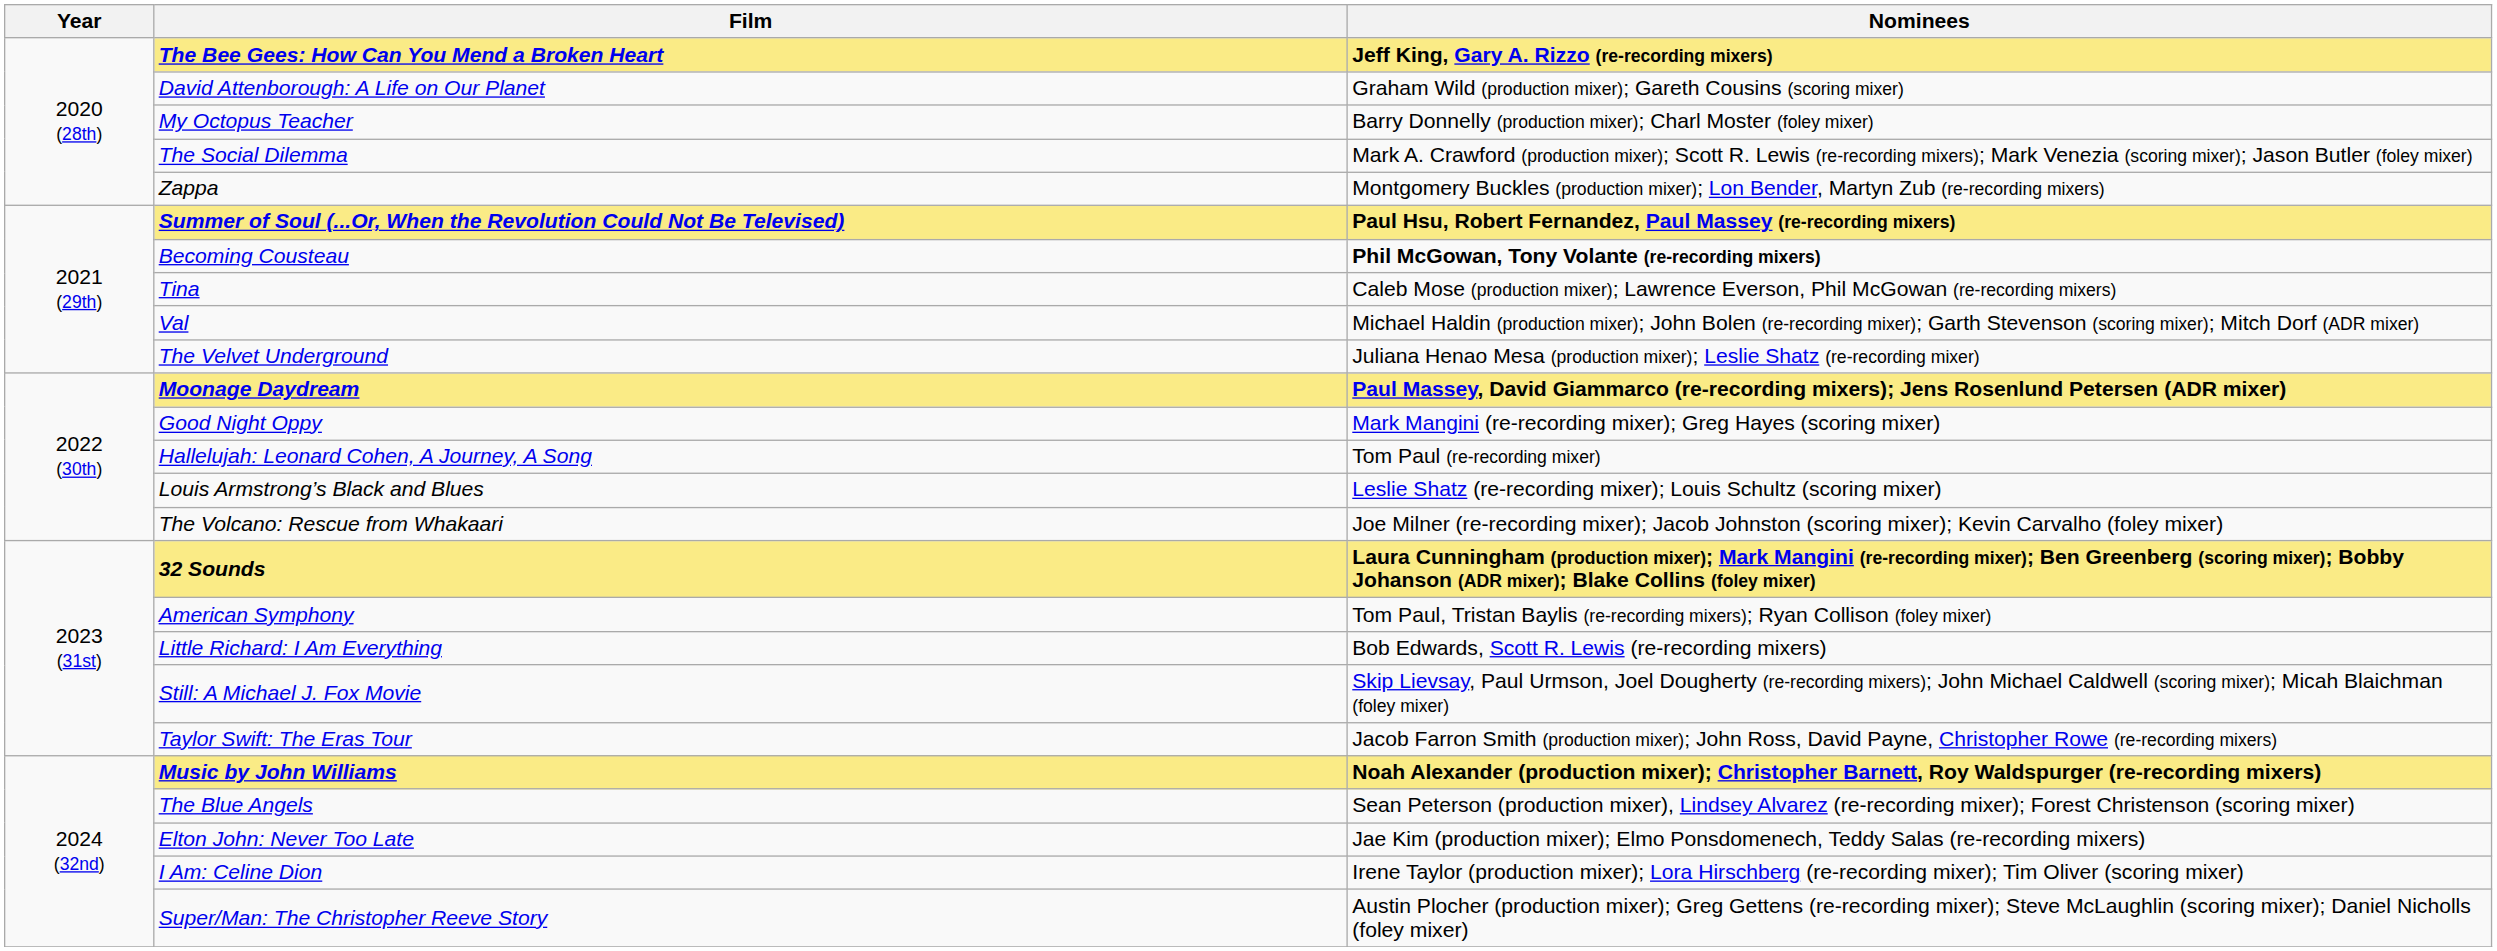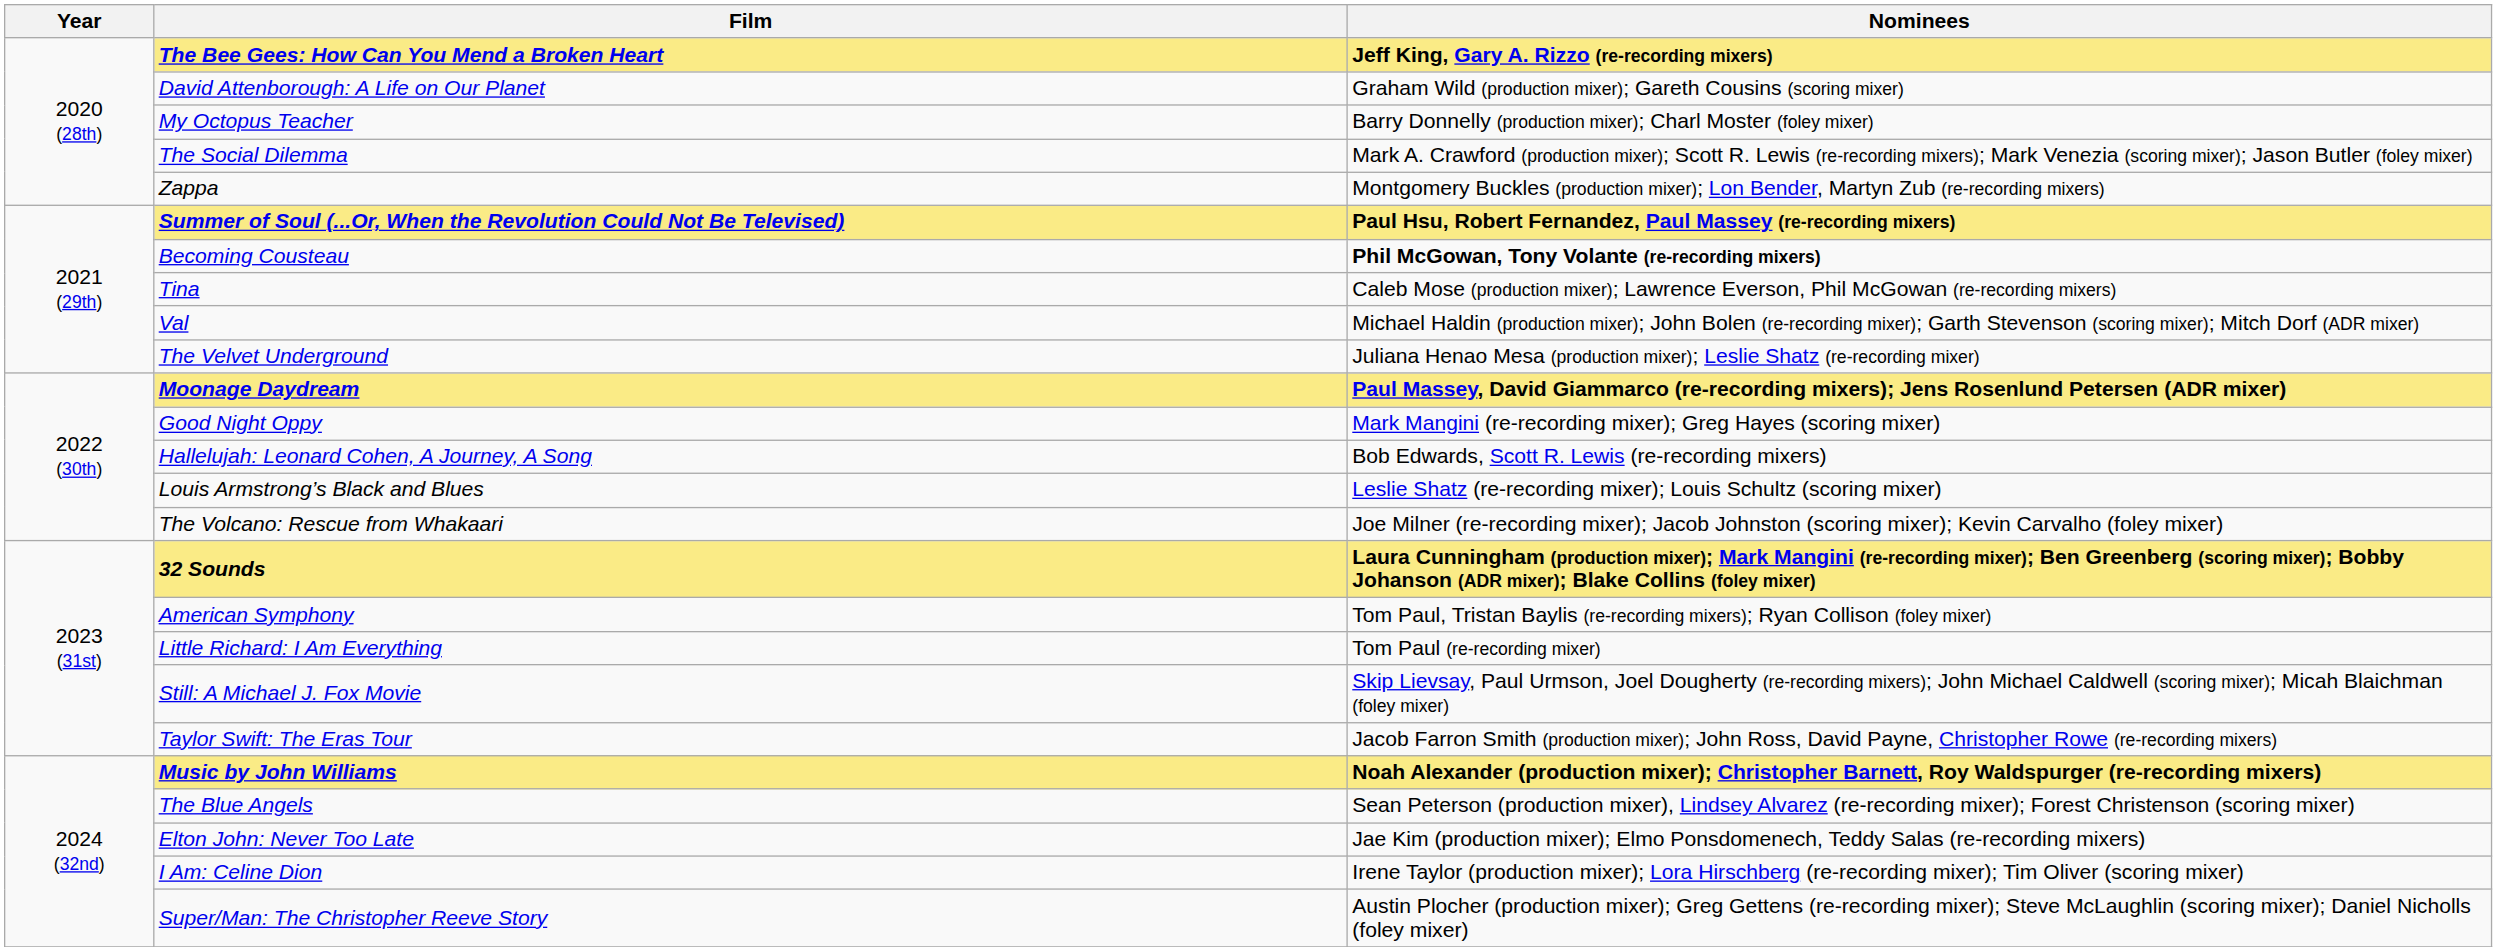(1476, 456) Tom Paul (re-recording mixer) -> (1589, 456) Bob Edwards, Scott R. Lewis (re-recording mixers)
(1589, 647) Bob Edwards, Scott R. Lewis (re-recording mixers) -> (1476, 647) Tom Paul (re-recording mixer)
